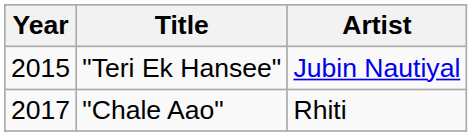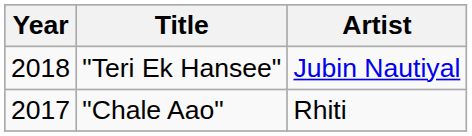(40, 67) 2015 -> (40, 67) 2018
